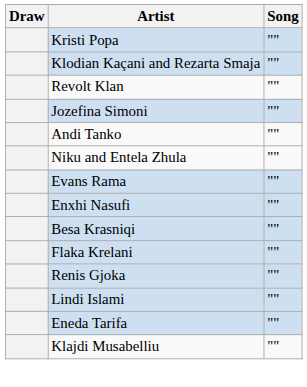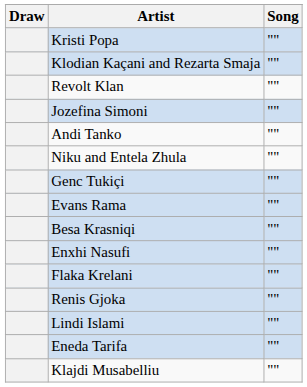+ row: (88, 181)
rows swapped: (93, 228) <-> (91, 205)
